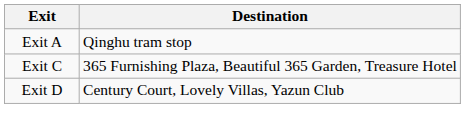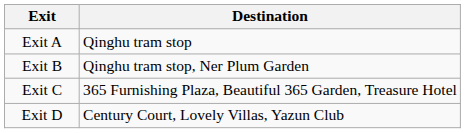+ row: (42, 66)
